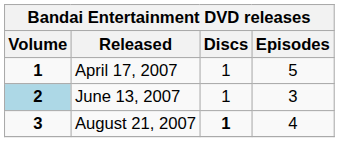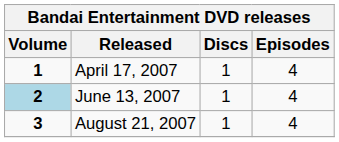(293, 70) 5 -> (293, 70) 4
(293, 96) 3 -> (293, 96) 4
(226, 123) bold -> (226, 123) normal
